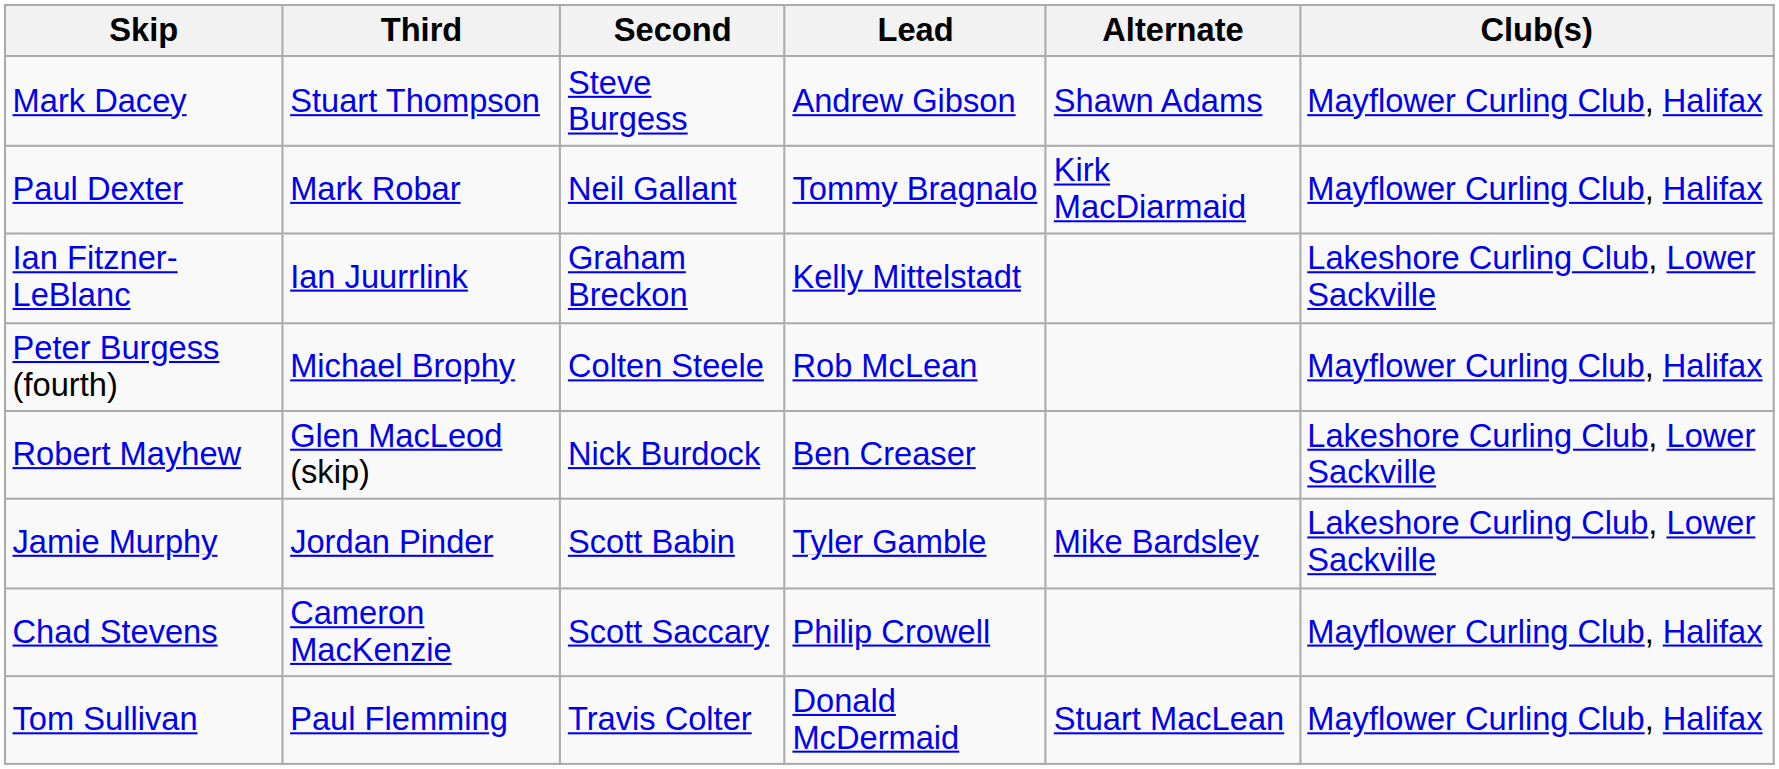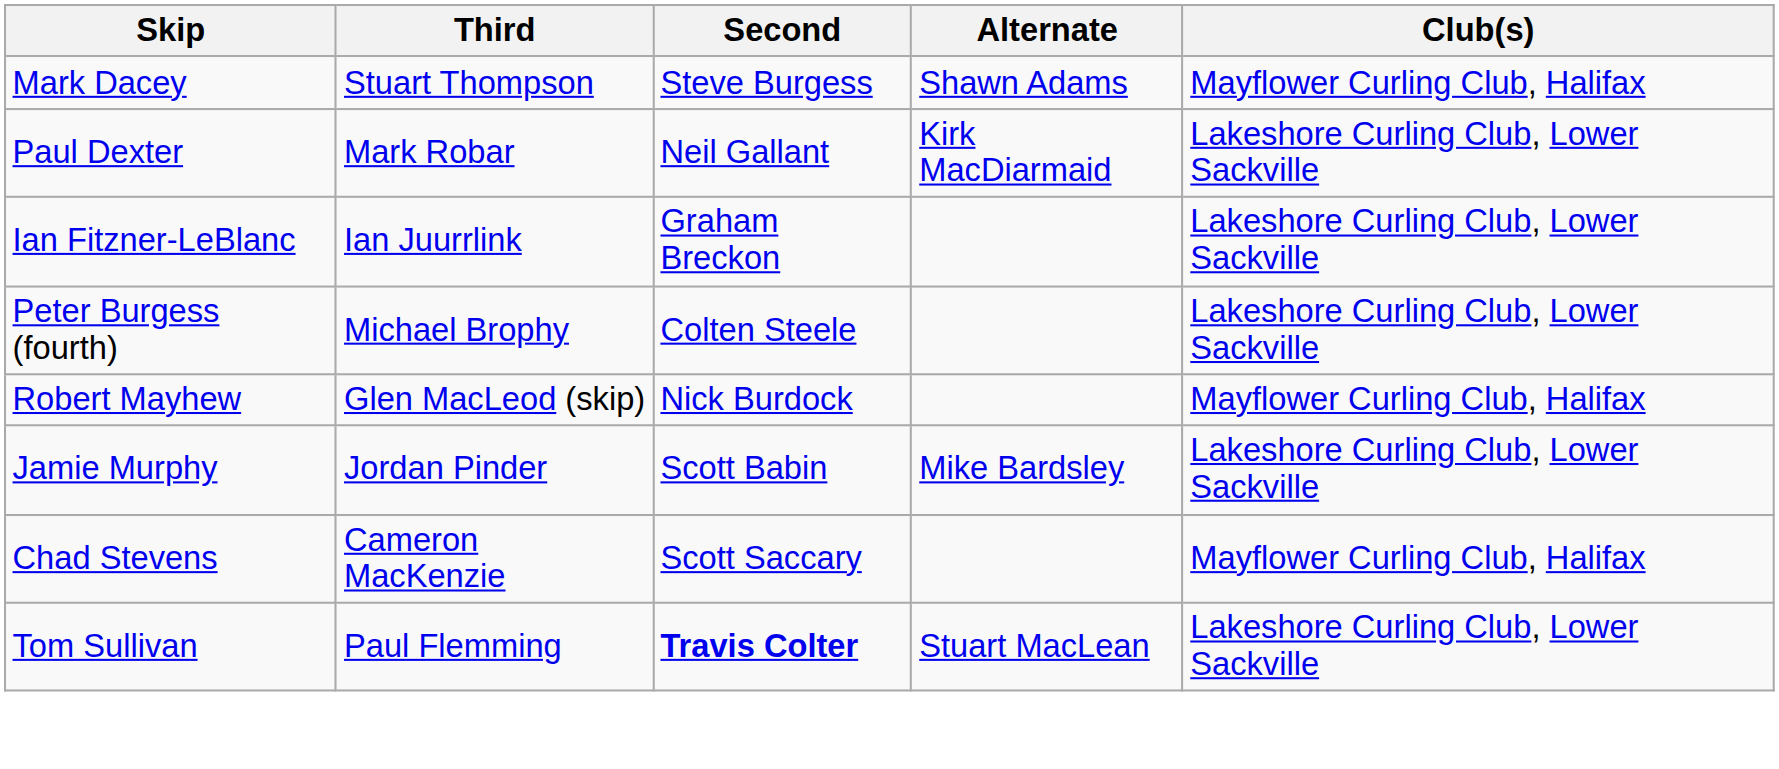- column: (916, 30)
(1535, 188) Mayflower Curling Club, Halifax -> (1414, 152) Lakeshore Curling Club, Lower Sackville
(1535, 365) Mayflower Curling Club, Halifax -> (1414, 329) Lakeshore Curling Club, Lower Sackville
(1531, 454) Lakeshore Curling Club, Lower Sackville -> (1418, 399) Mayflower Curling Club, Halifax
(660, 719) normal -> (759, 646) bold
(1535, 719) Mayflower Curling Club, Halifax -> (1414, 646) Lakeshore Curling Club, Lower Sackville
